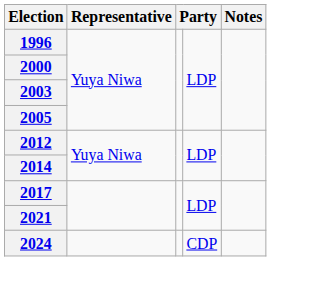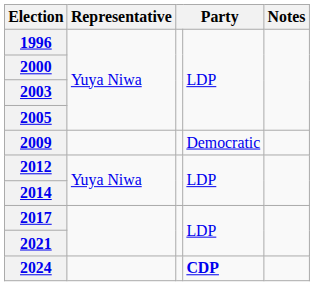+ row: (36, 142)
(202, 243) normal -> (203, 268) bold
